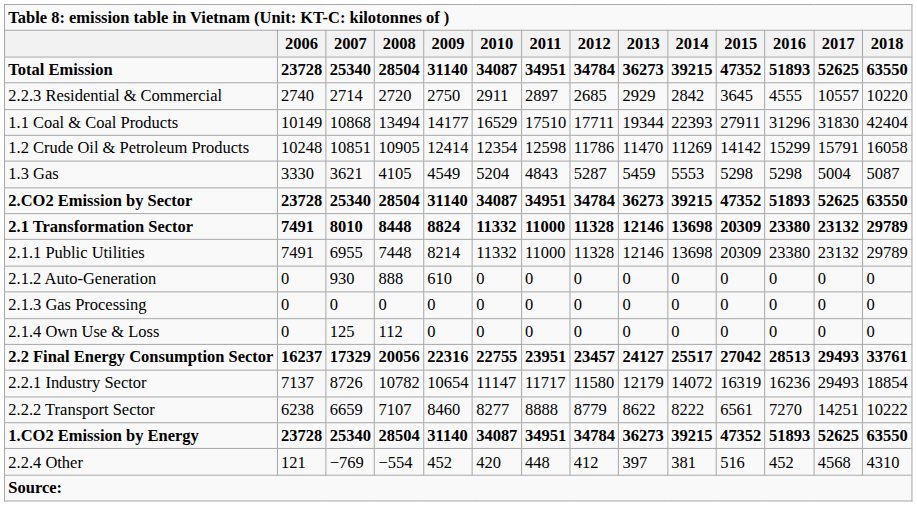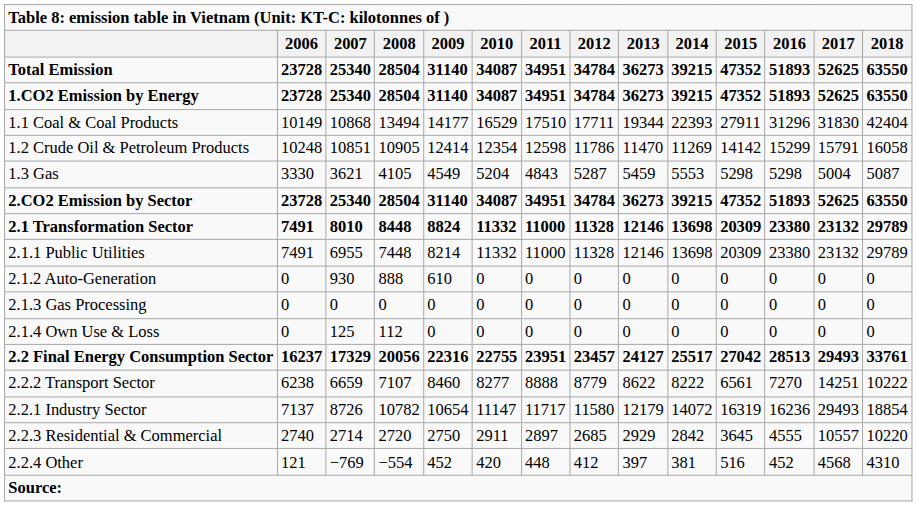rows swapped: (104, 435) <-> (115, 95)
rows swapped: (77, 383) <-> (82, 409)
